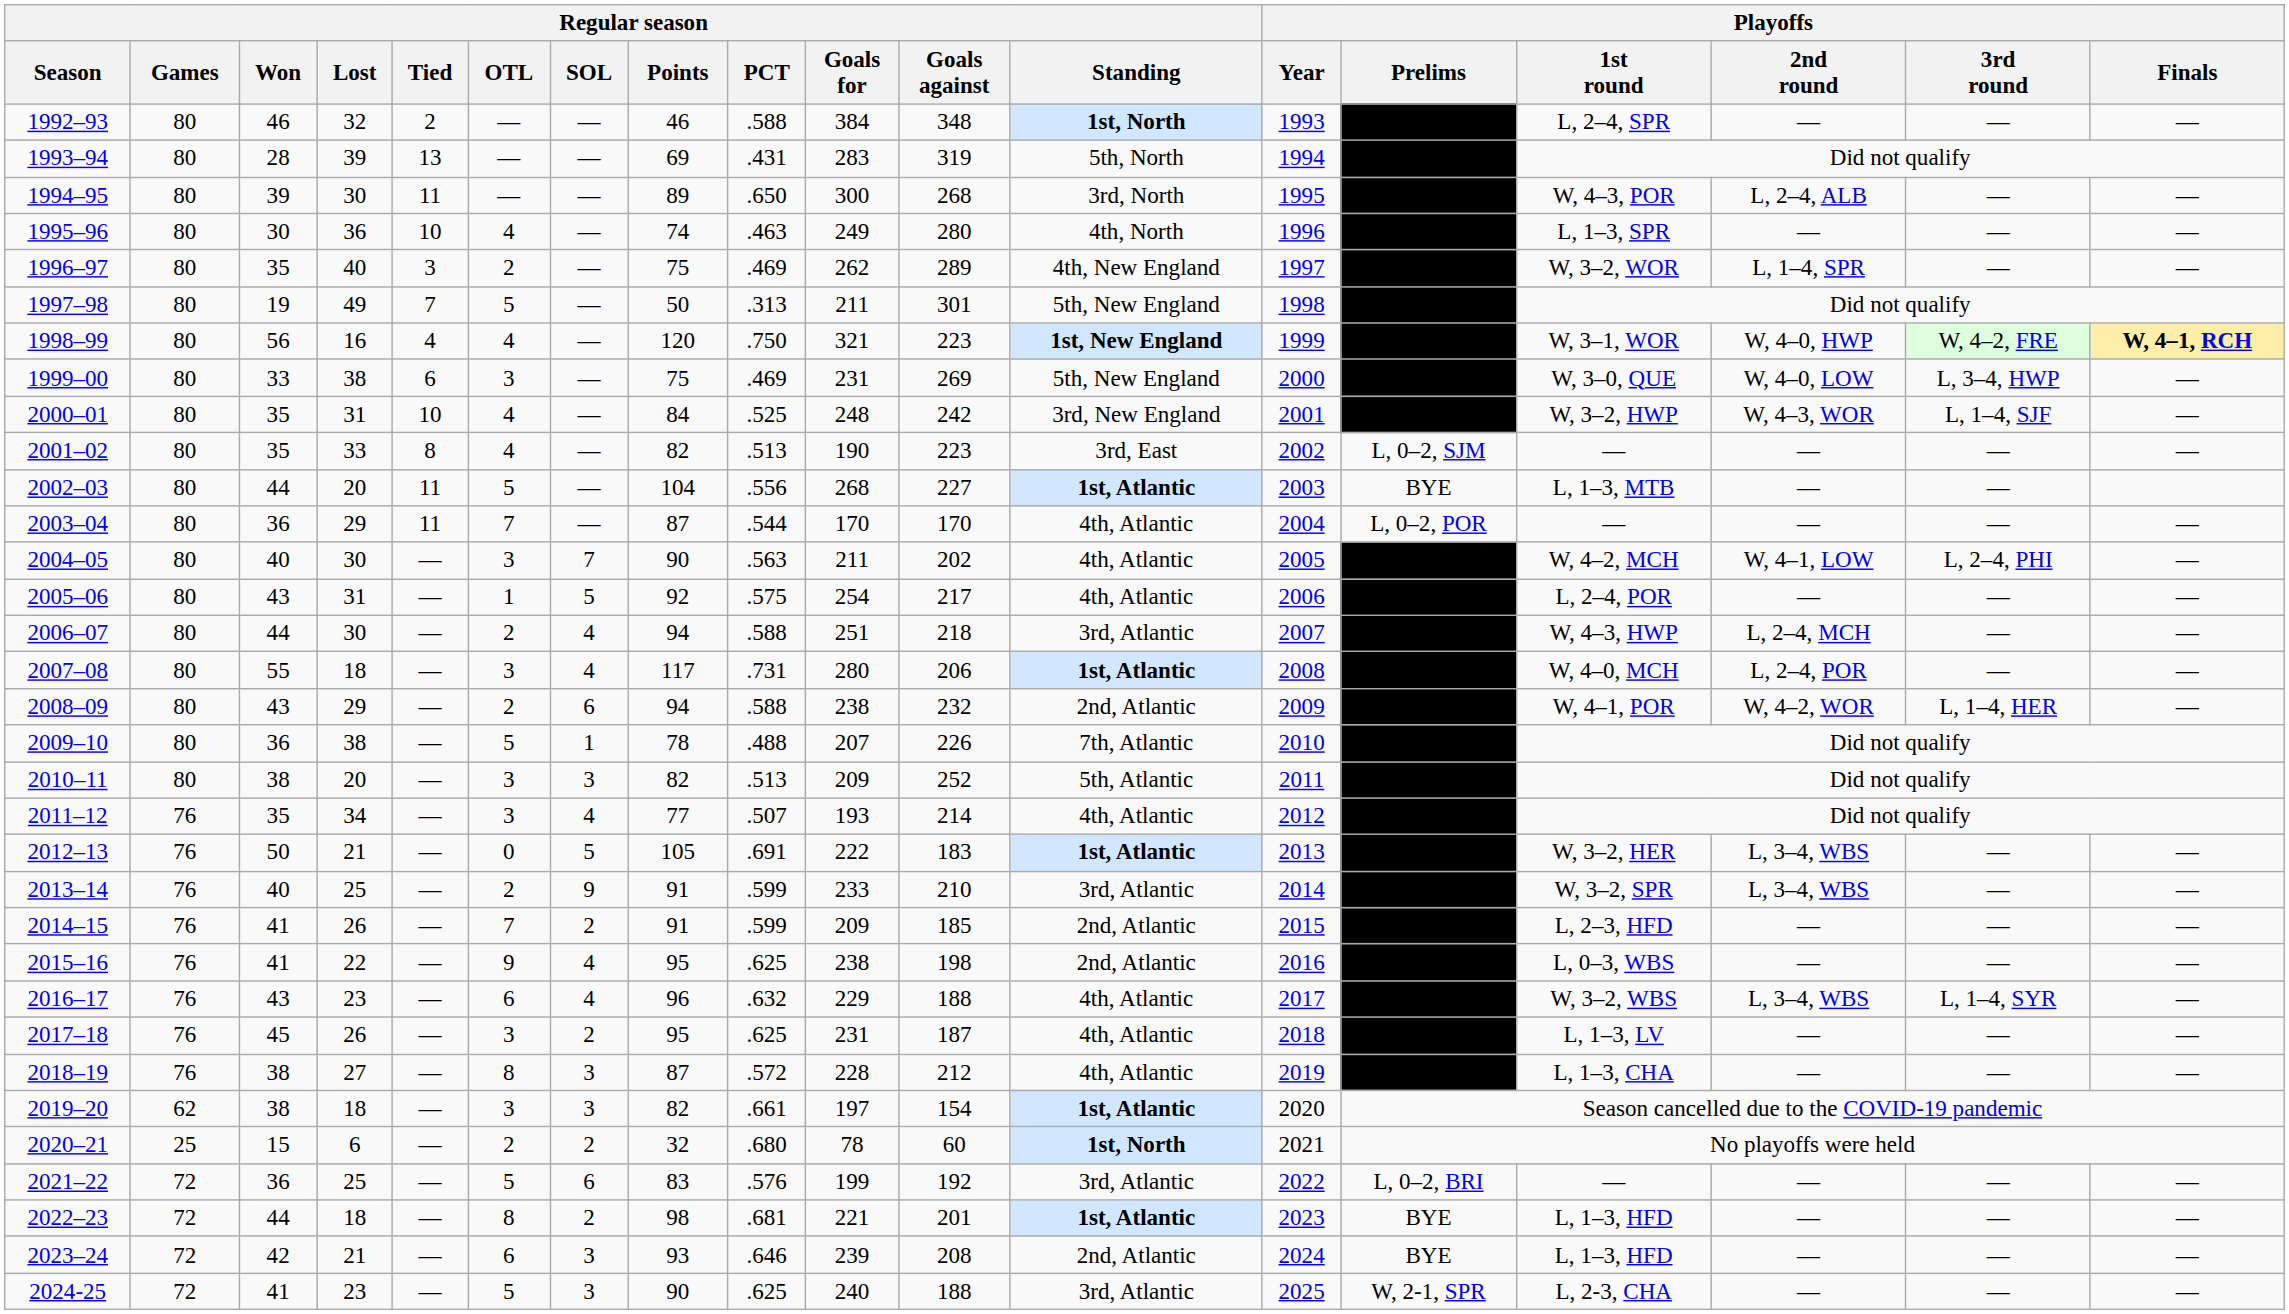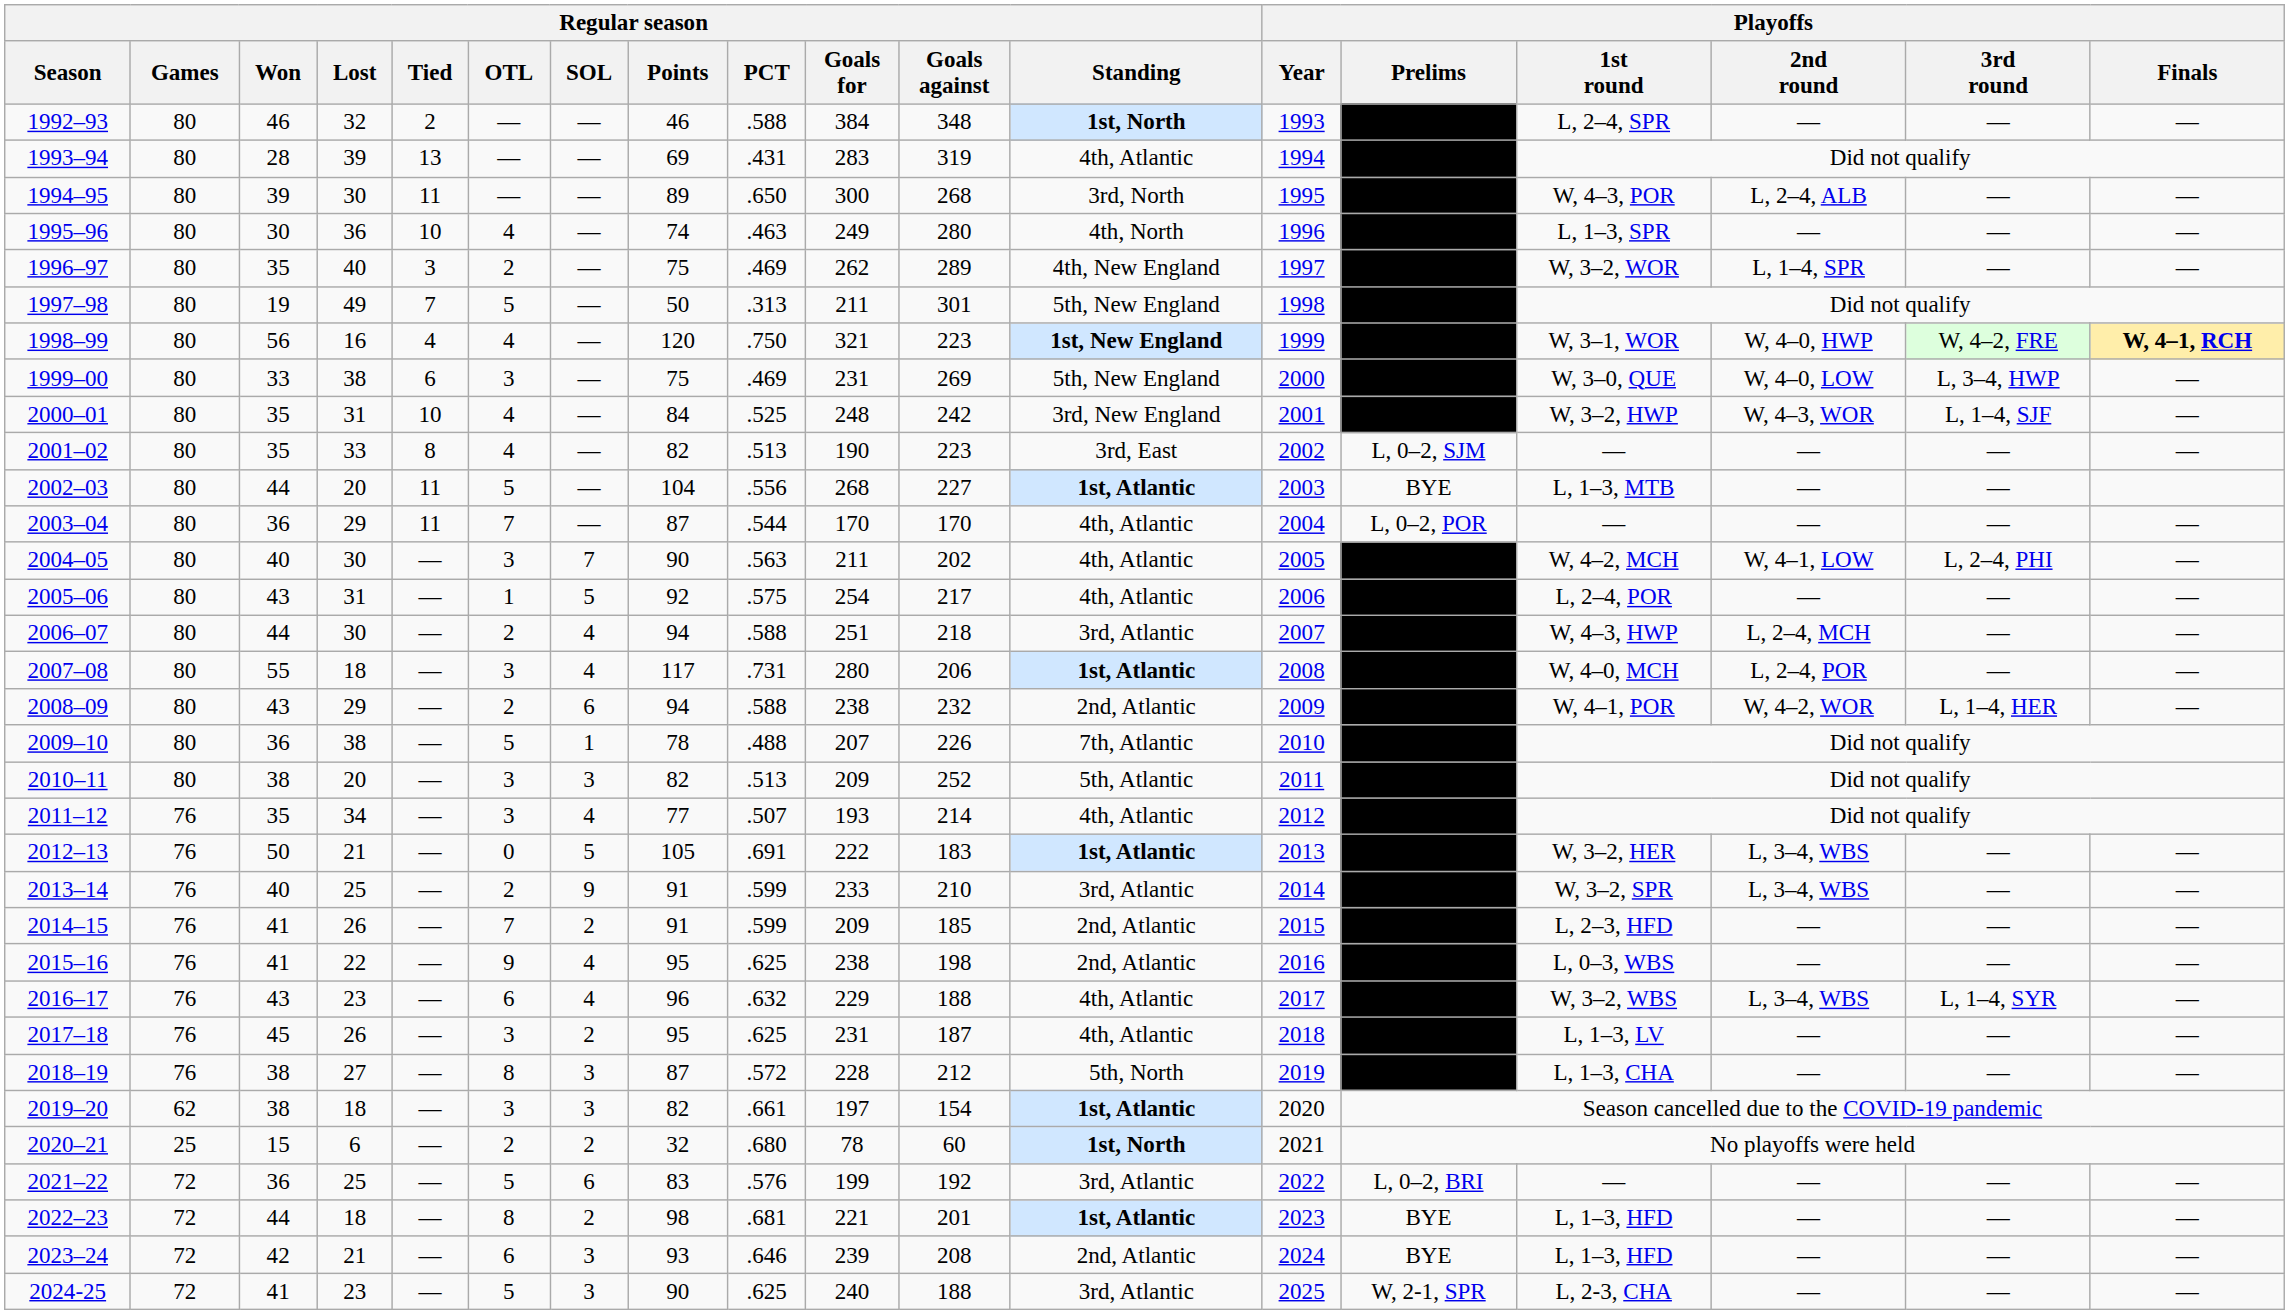(1136, 158) 5th, North -> (1136, 158) 4th, Atlantic
(1136, 1071) 4th, Atlantic -> (1136, 1071) 5th, North
